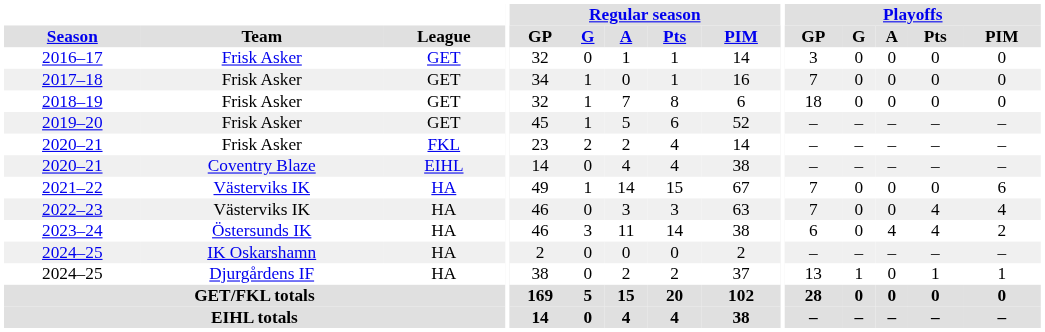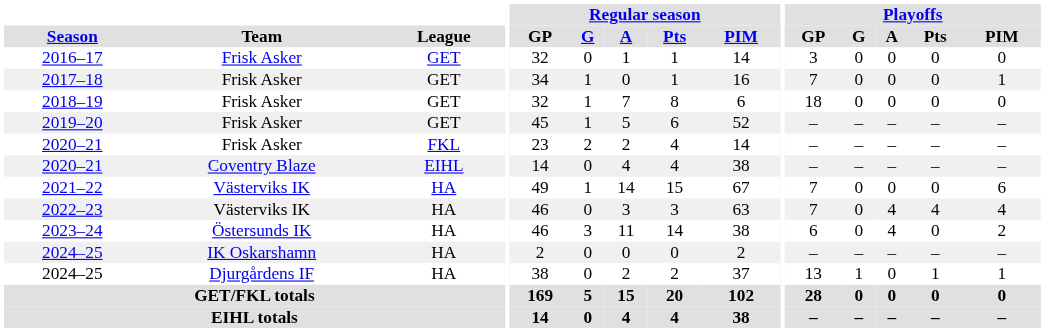(1002, 79) 0 -> (1002, 79) 1
(892, 209) 0 -> (892, 209) 4
(935, 230) 4 -> (935, 230) 0
